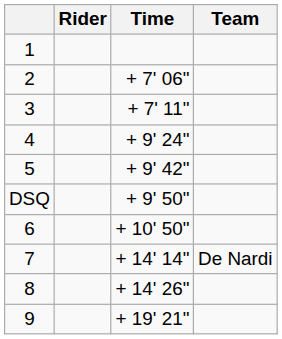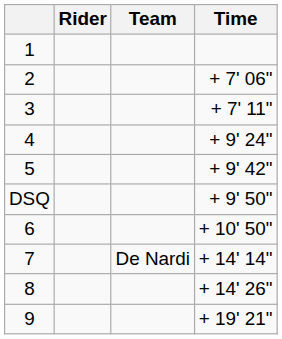columns swapped: (235, 19) <-> (152, 19)
